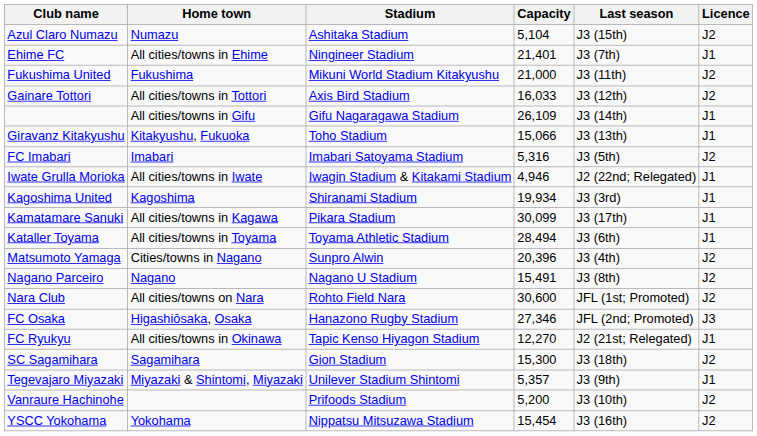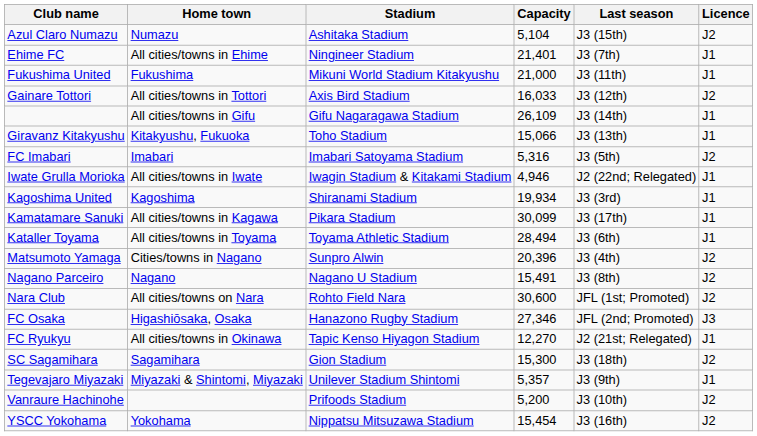(709, 75) J2 -> (709, 75) J1
